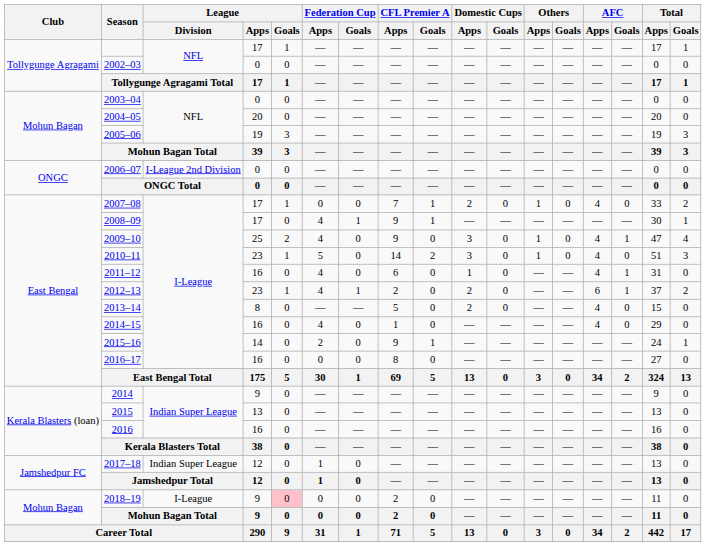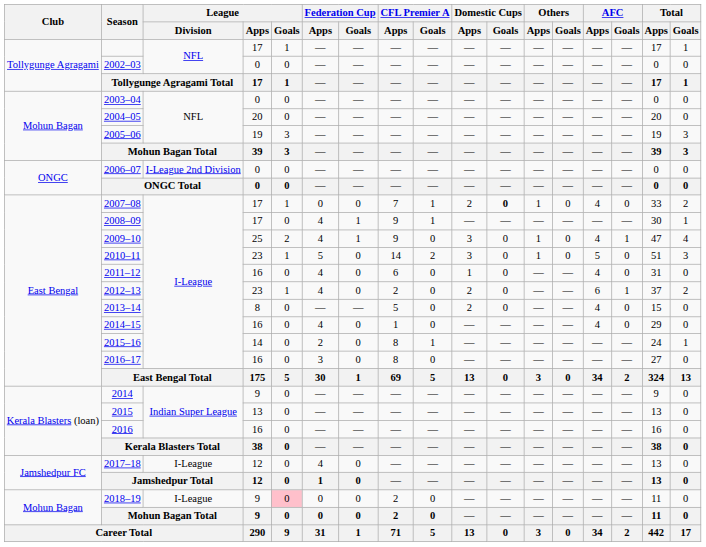(505, 204) normal -> (505, 204) bold
(358, 238) 0 -> (358, 238) 1
(597, 256) 4 -> (597, 256) 5
(627, 273) 1 -> (627, 273) 0
(358, 290) 1 -> (358, 290) 0
(396, 342) 9 -> (396, 342) 8
(320, 360) 0 -> (320, 360) 3
(193, 464) Indian Super League -> (193, 464) I-League
(320, 464) 1 -> (320, 464) 4
